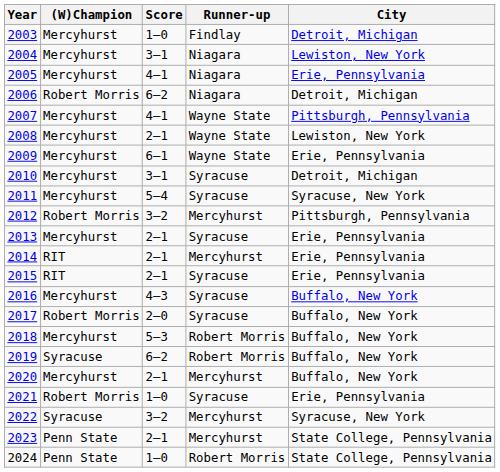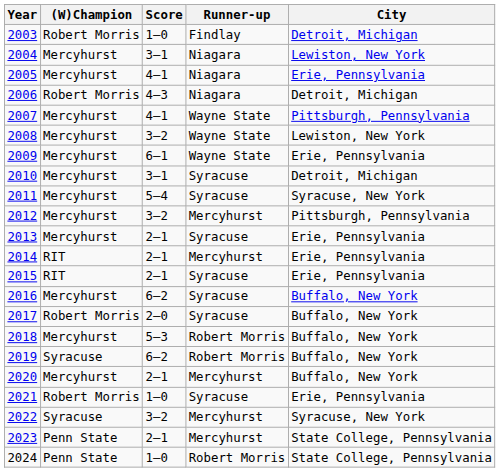(80, 35) Mercyhurst -> (91, 35) Robert Morris
(157, 95) 6–2 -> (157, 95) 4–3
(157, 135) 2–1 -> (157, 135) 3–2
(91, 216) Robert Morris -> (80, 216) Mercyhurst
(157, 296) 4–3 -> (157, 296) 6–2
